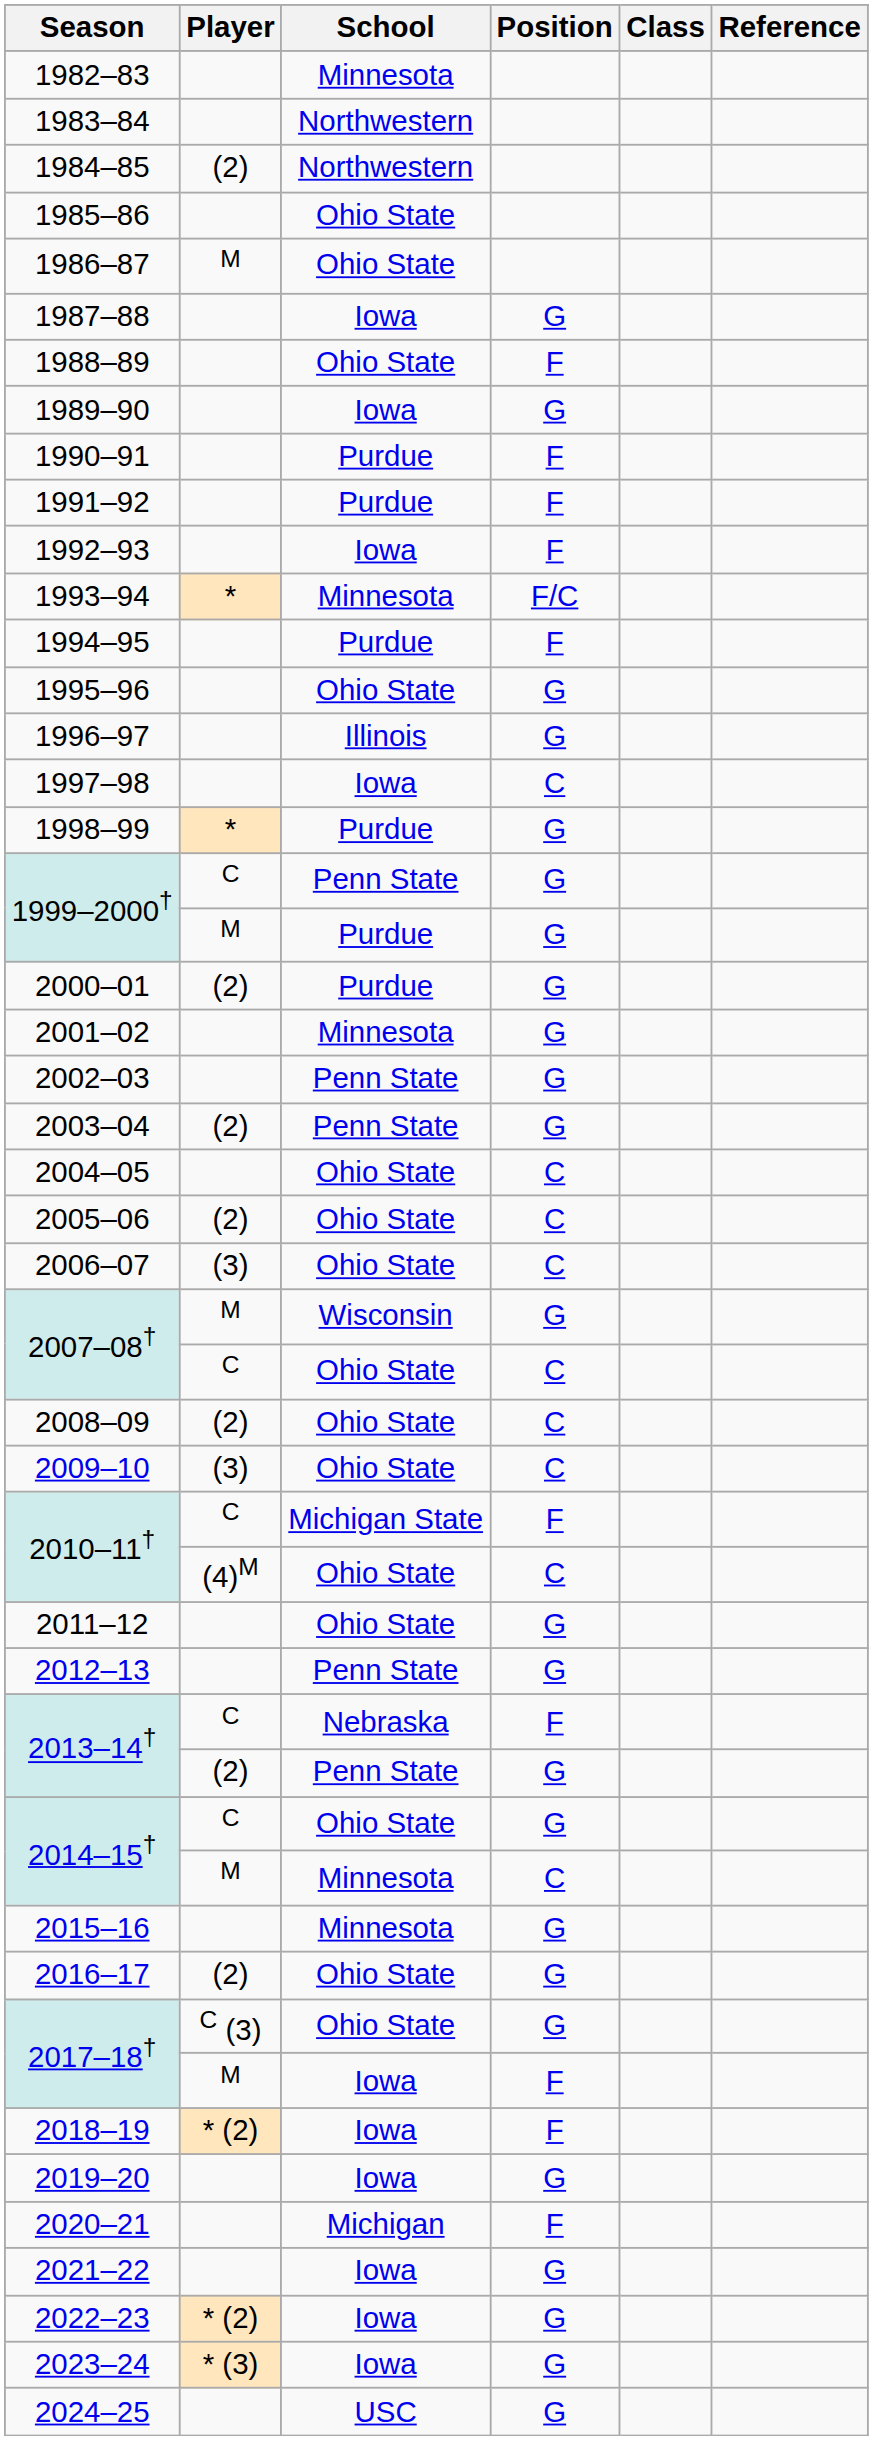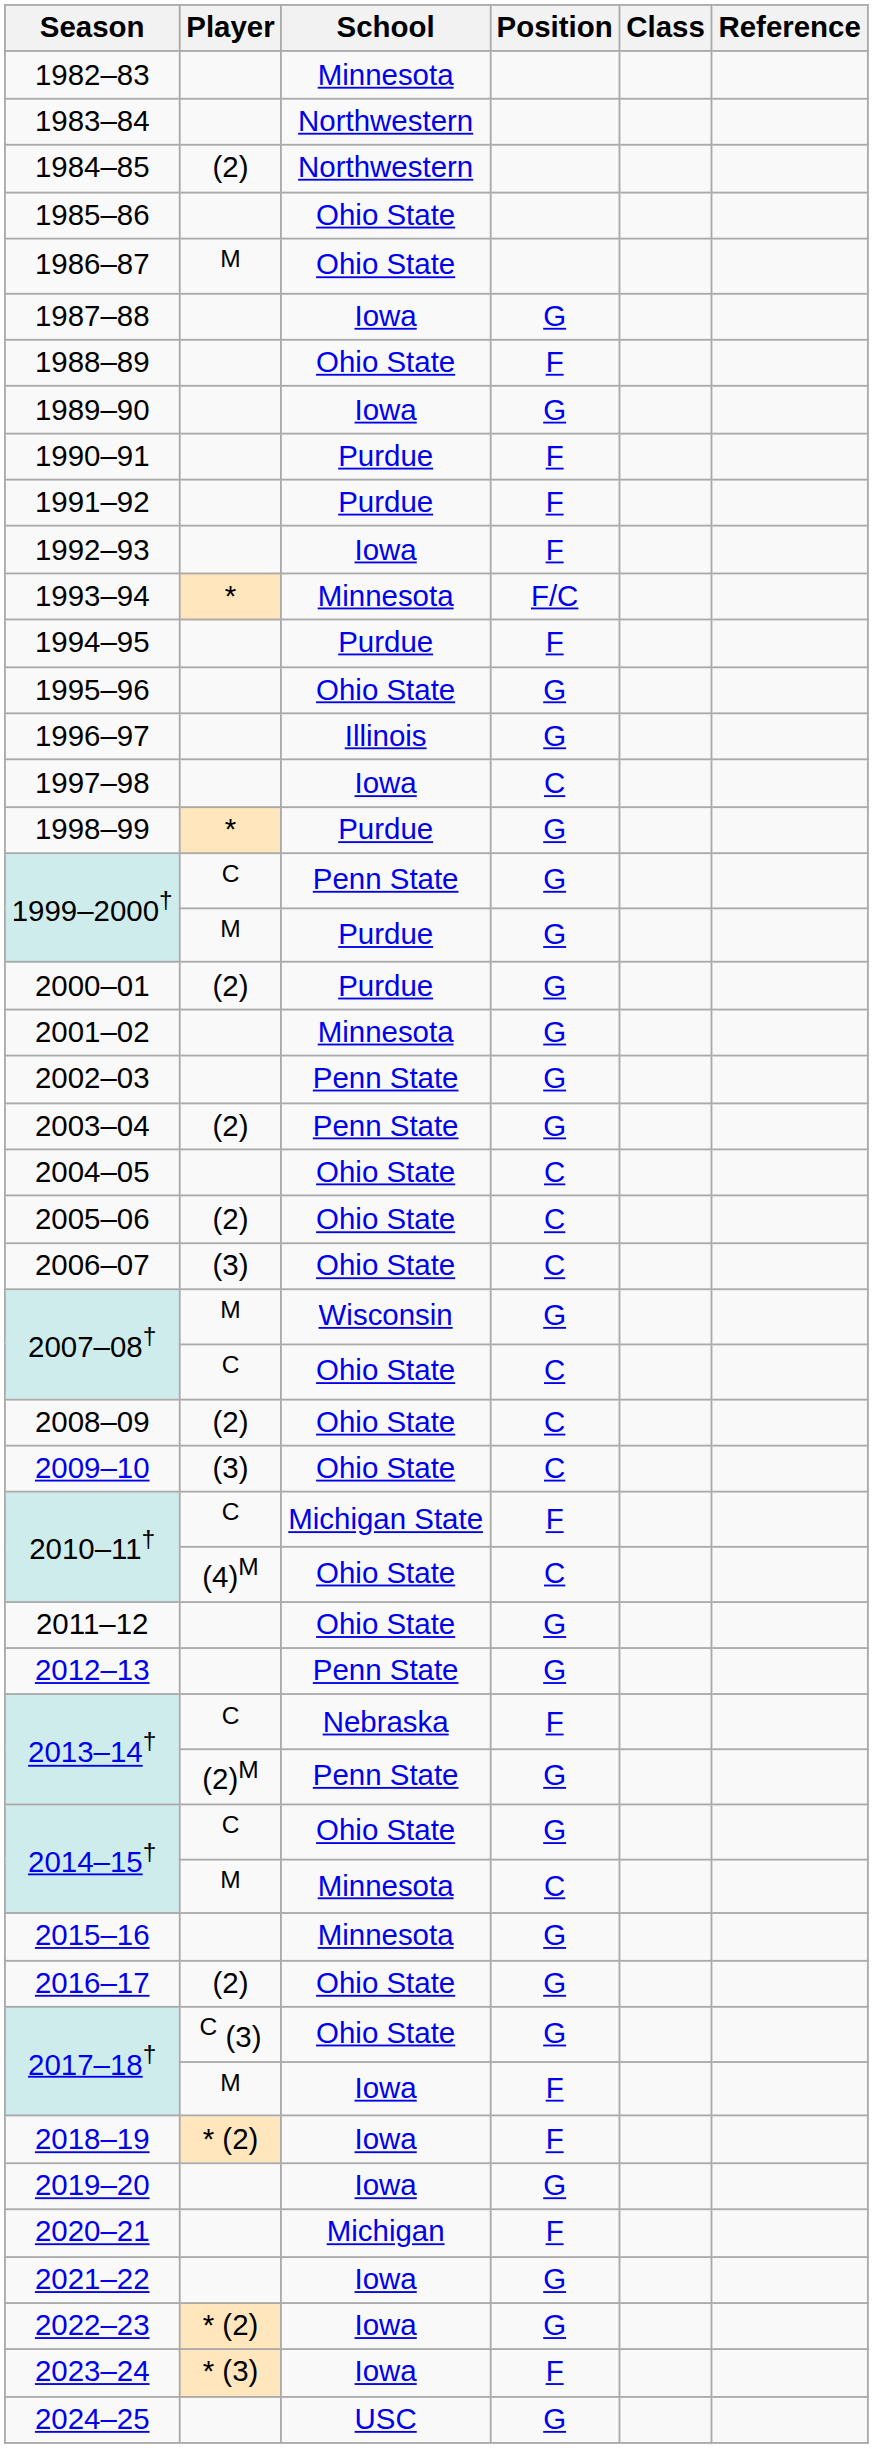(230, 1772) (2) -> (231, 1776) (2)M
(555, 2364) G -> (555, 2372) F
